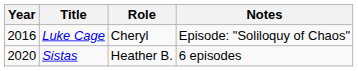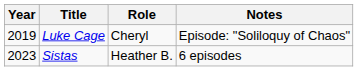(22, 35) 2016 -> (22, 35) 2019
(22, 55) 2020 -> (22, 55) 2023
